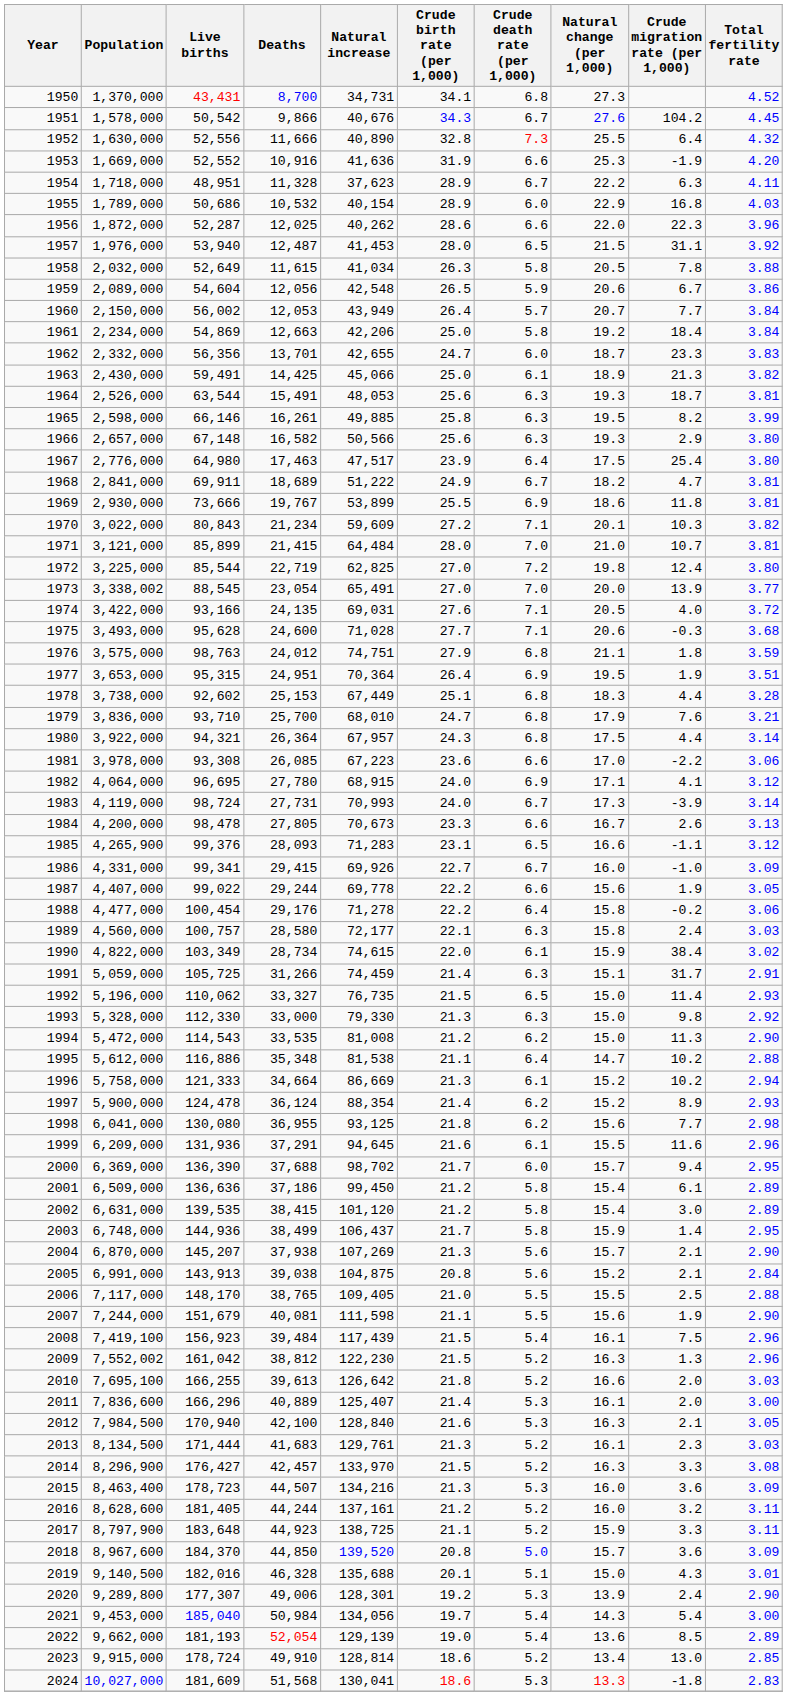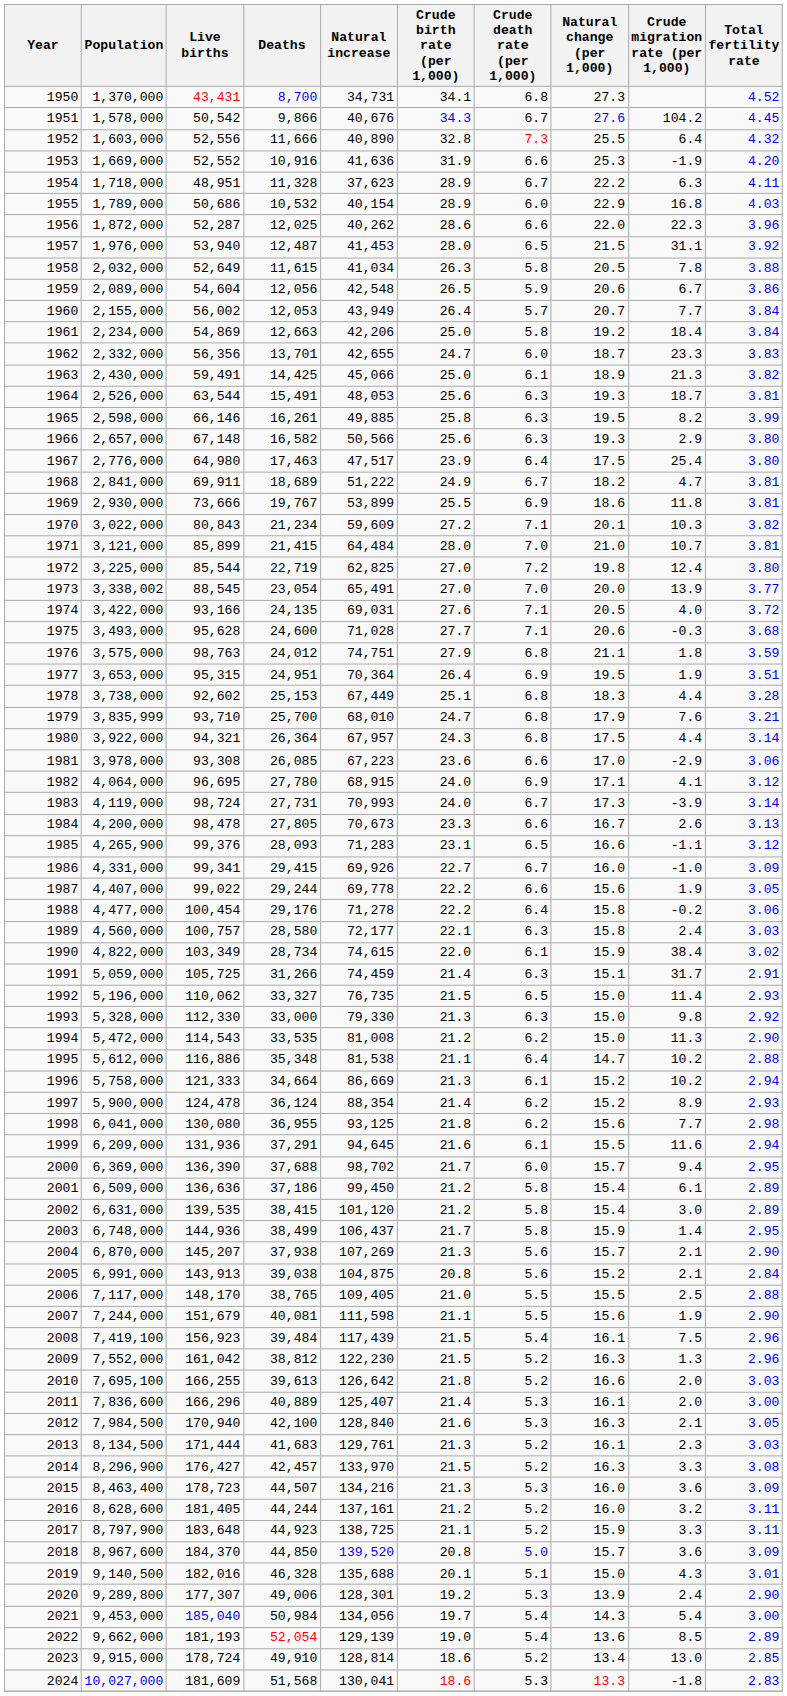(128, 140) 1,630,000 -> (128, 140) 1,603,000
(128, 311) 2,150,000 -> (128, 311) 2,155,000
(128, 718) 3,836,000 -> (128, 718) 3,835,999
(686, 761) -2.2 -> (686, 761) -2.9
(764, 1146) 2.96 -> (764, 1146) 2.94
(128, 1360) 7,552,002 -> (128, 1360) 7,552,000
